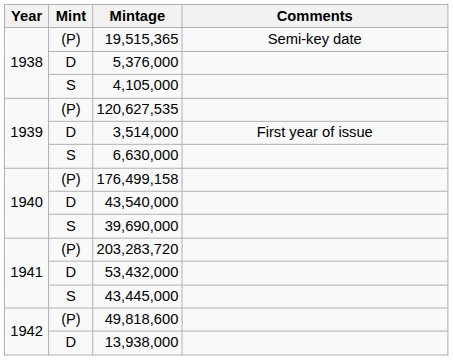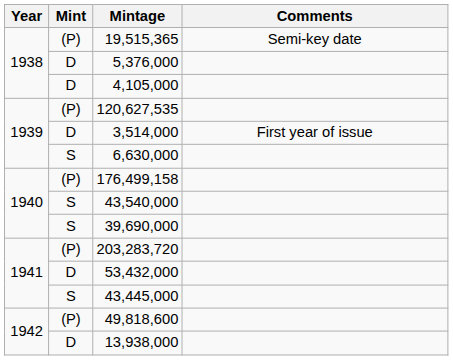(71, 86) S -> (71, 86) D
(71, 202) D -> (71, 202) S
